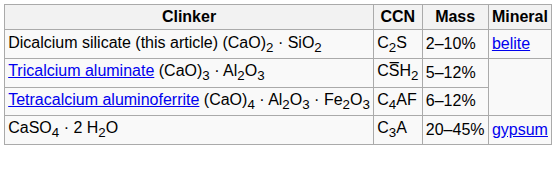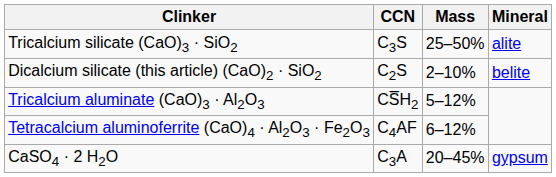+ row: (123, 44)
